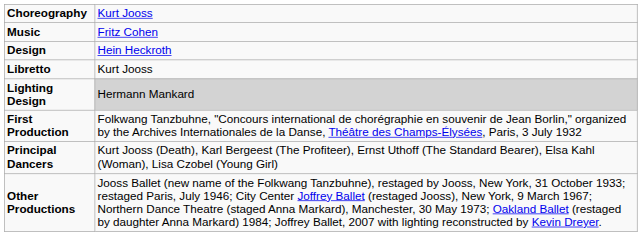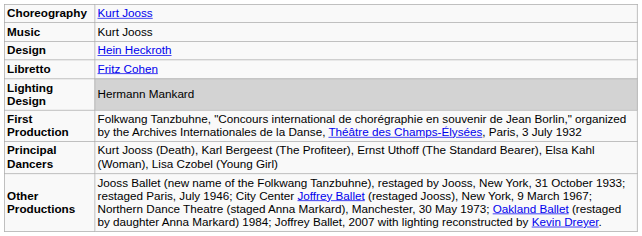(128, 32) Fritz Cohen -> (125, 32) Kurt Jooss
(125, 69) Kurt Jooss -> (128, 69) Fritz Cohen
